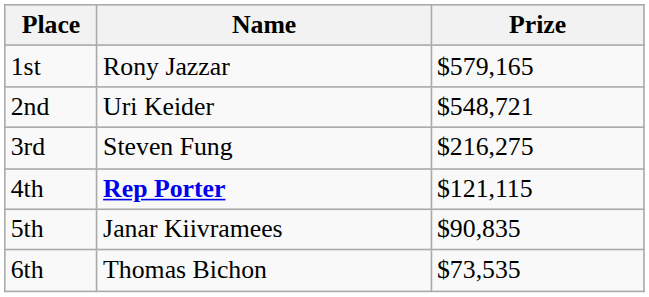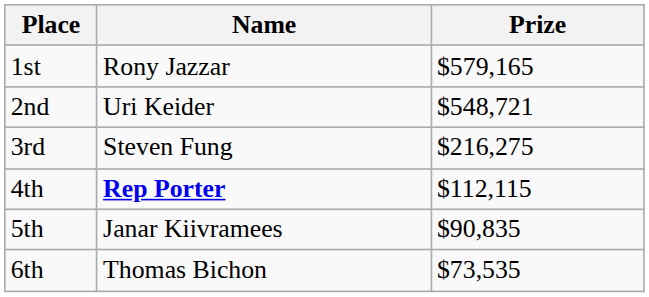(485, 188) $121,115 -> (484, 188) $112,115
